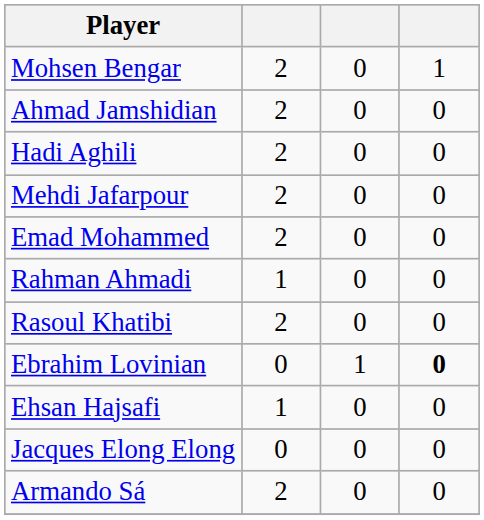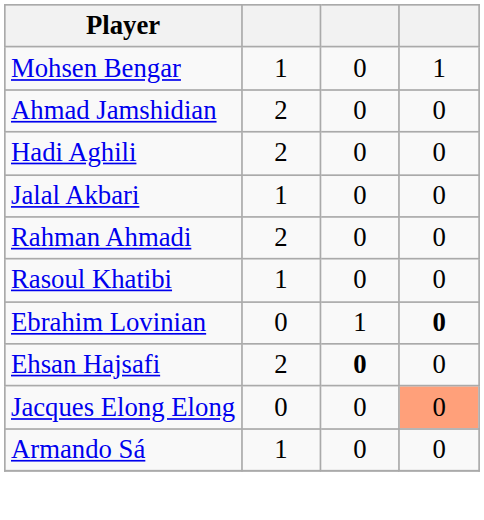(281, 68) 2 -> (281, 68) 1
- row: (100, 195)
- row: (110, 237)
+ row: (75, 195)
(281, 279) 1 -> (281, 237) 2
(281, 322) 2 -> (281, 279) 1
(281, 407) 1 -> (281, 364) 2
(360, 407) normal -> (360, 364) bold
(439, 449) no background -> (439, 407) lightsalmon background
(281, 491) 2 -> (281, 449) 1
